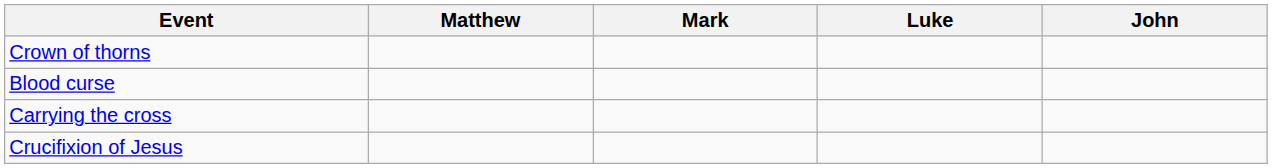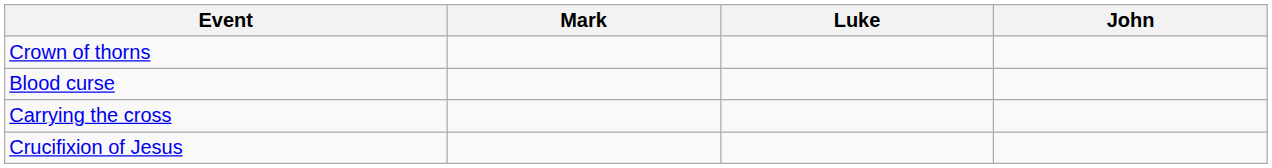- column: (480, 20)
